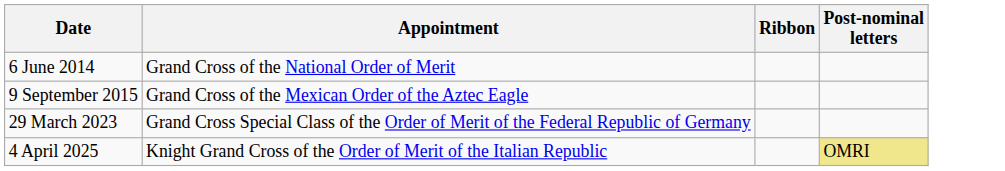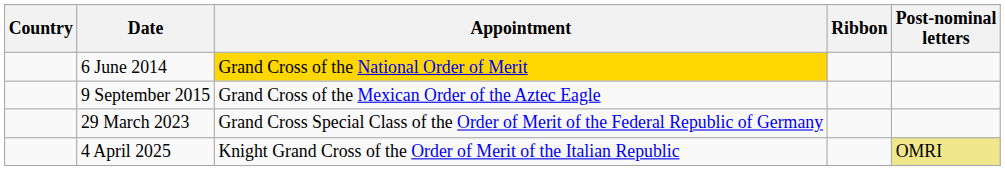+ column: (41, 28)
(301, 66) no background -> (373, 66) gold background
